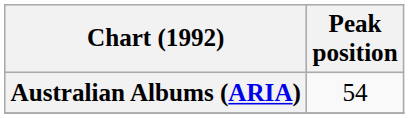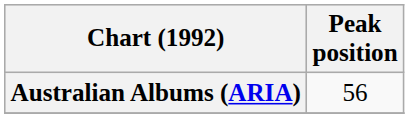(355, 92) 54 -> (355, 92) 56
